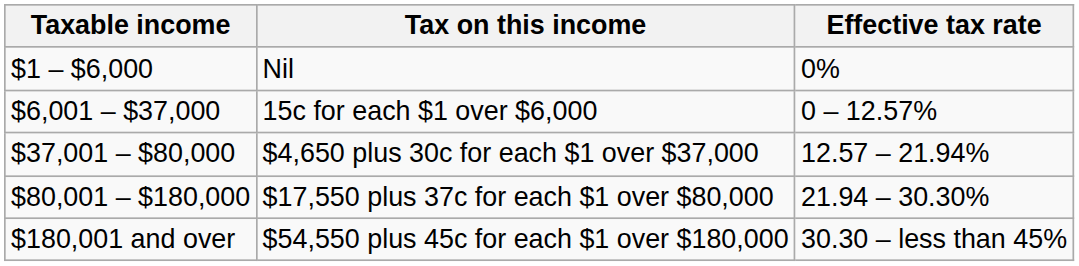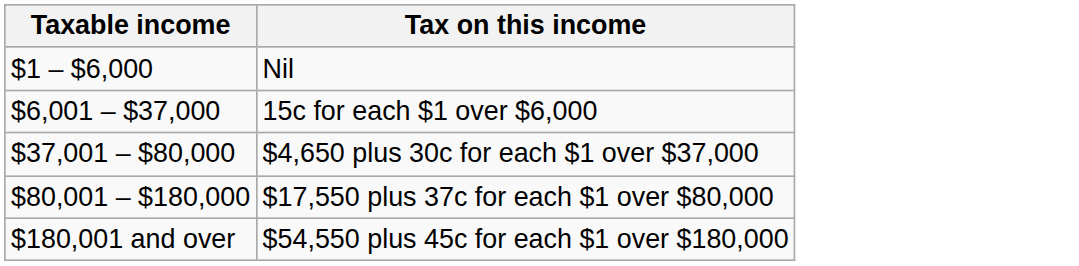- column: (934, 25)
